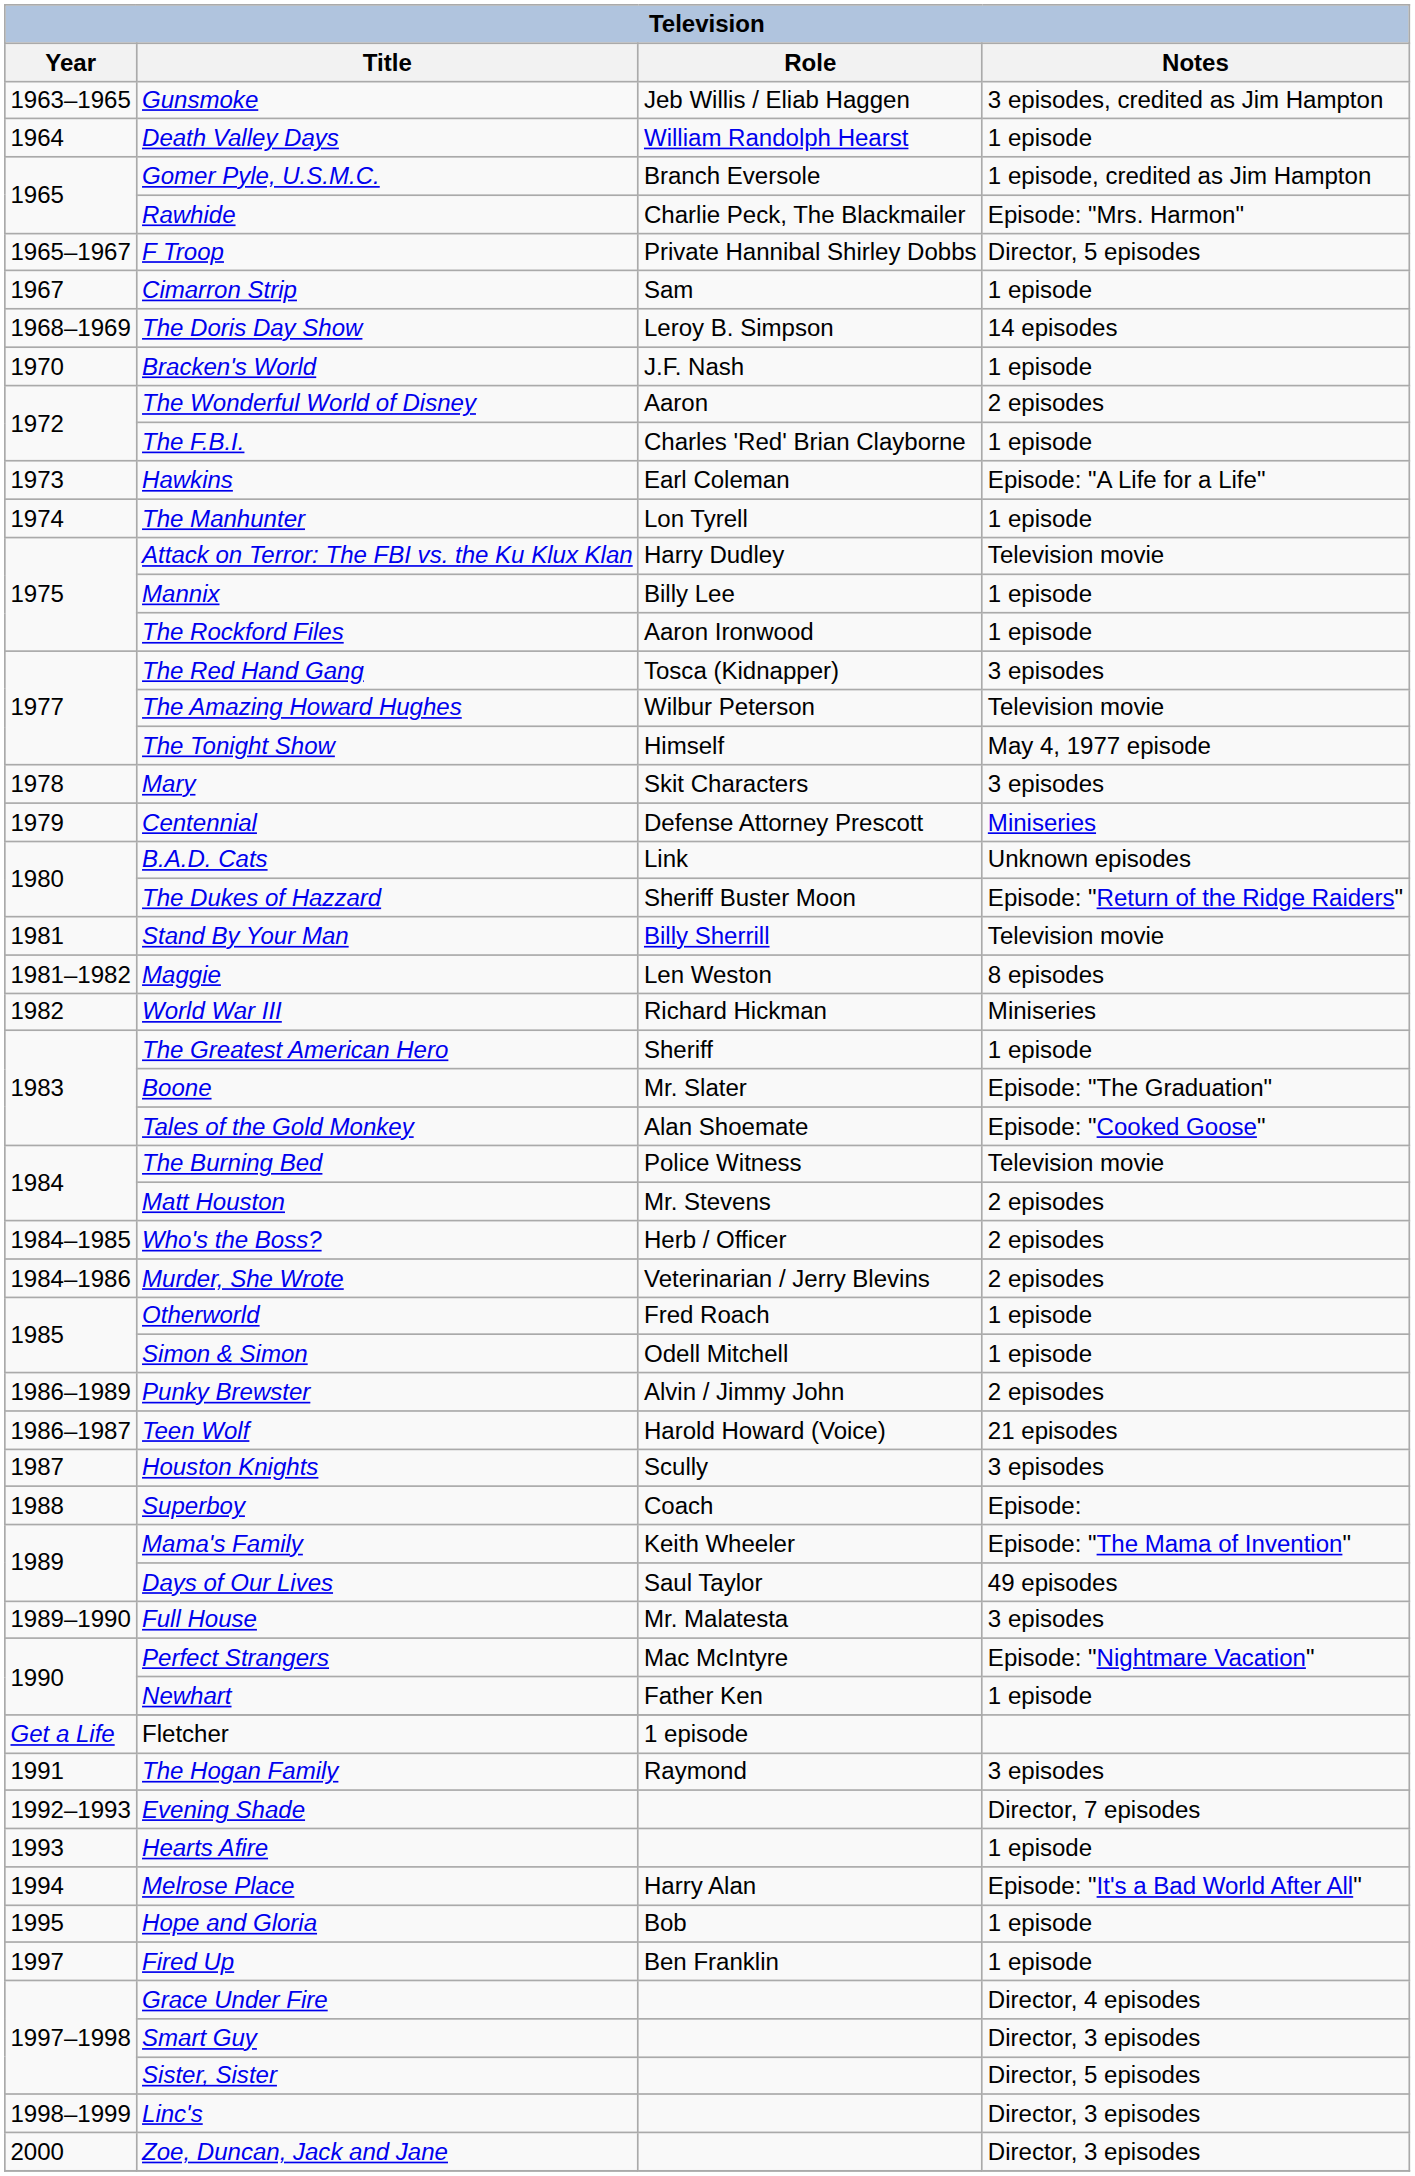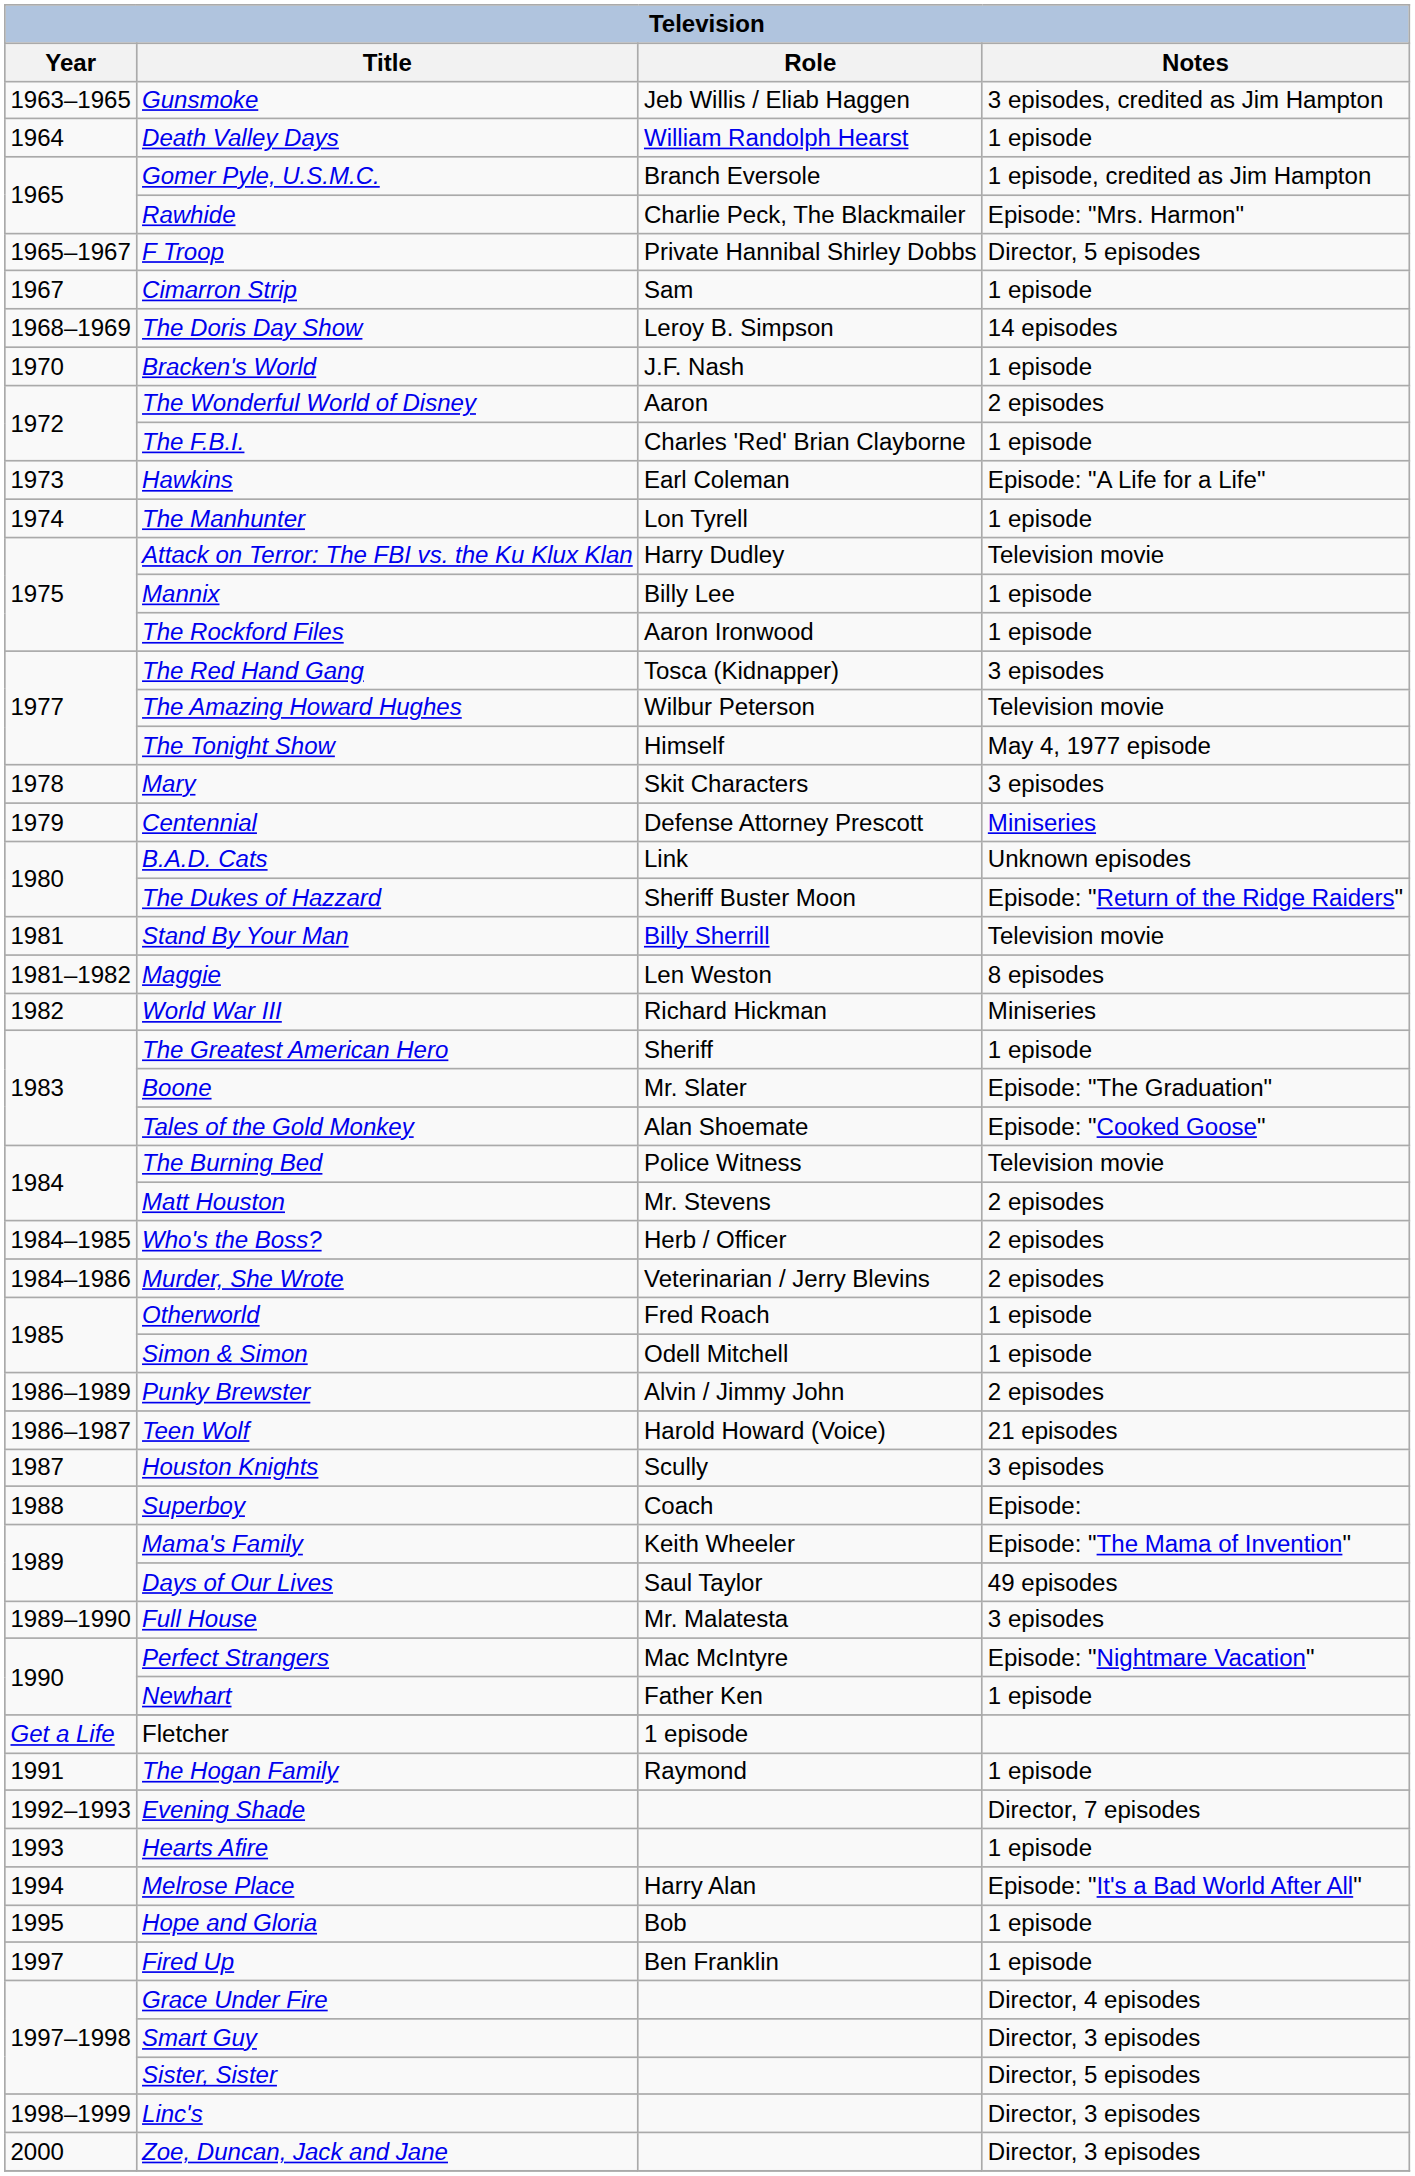(1046, 1772) 3 episodes -> (1040, 1772) 1 episode
